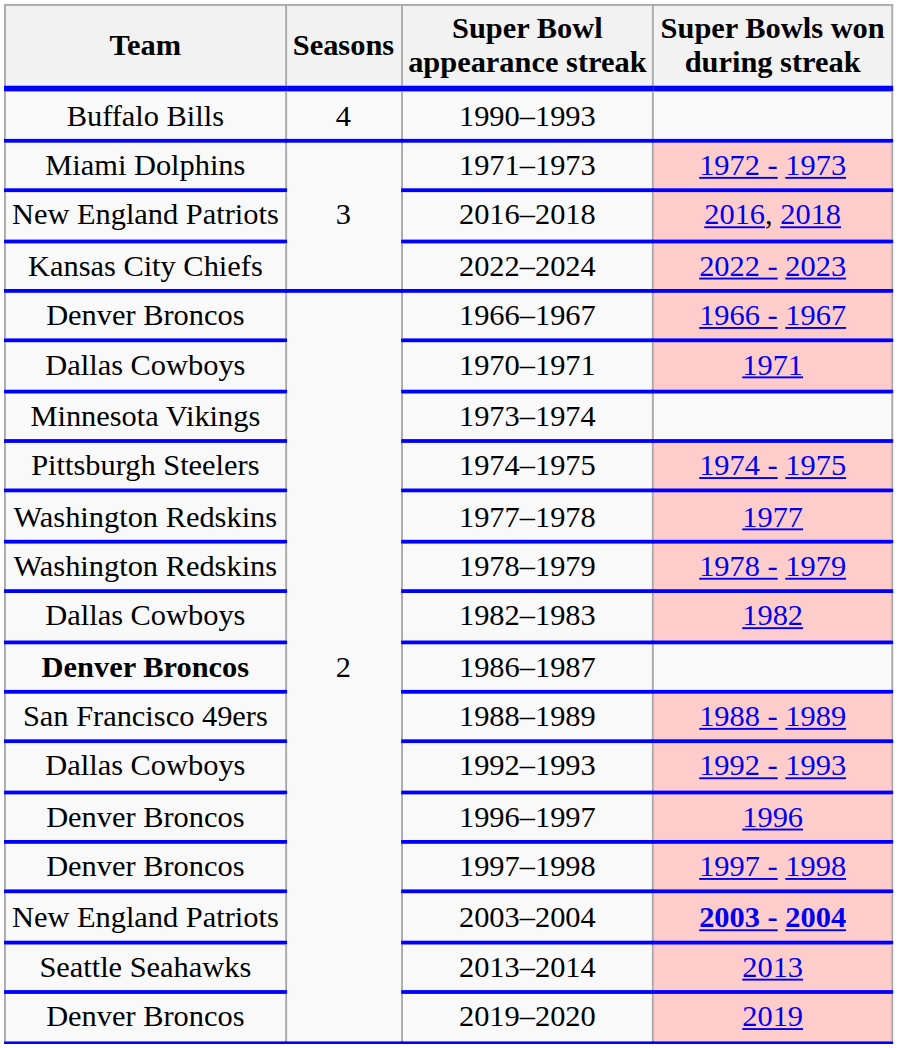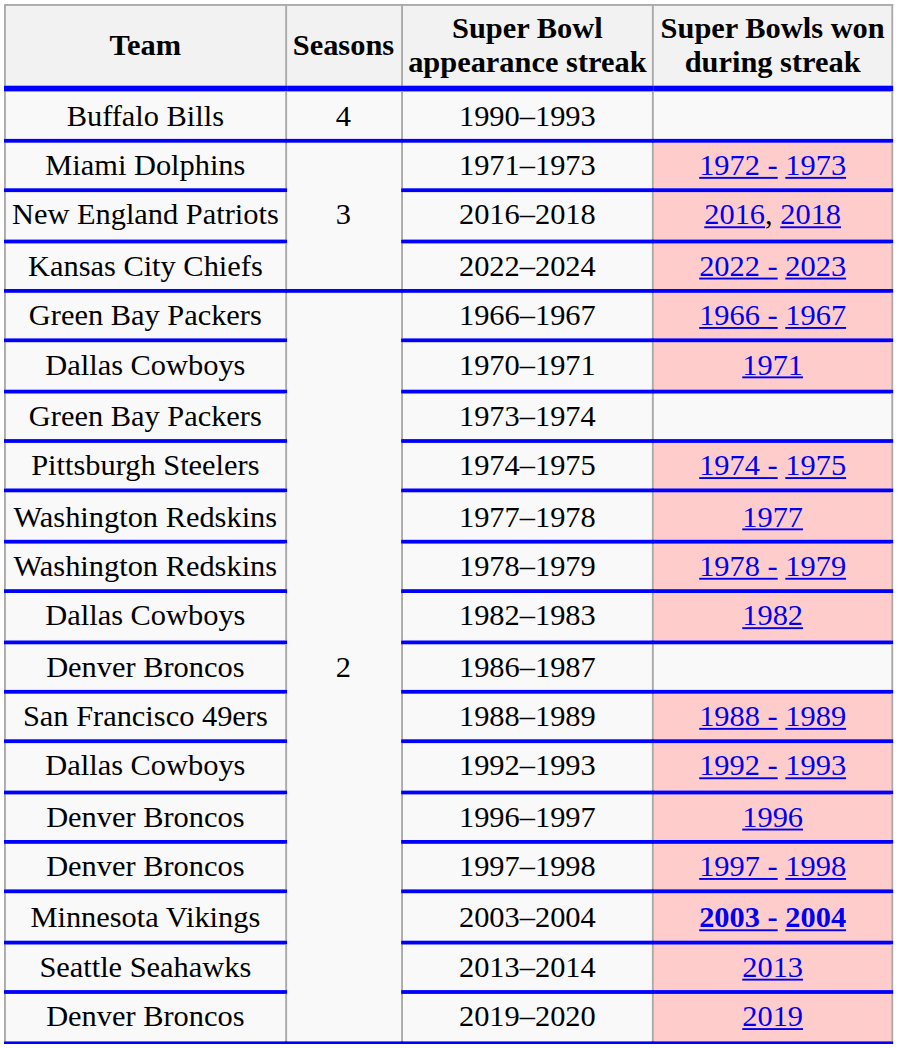(145, 315) Denver Broncos -> (145, 315) Green Bay Packers
(145, 415) Minnesota Vikings -> (145, 415) Green Bay Packers
(145, 666) bold -> (145, 666) normal
(145, 916) New England Patriots -> (145, 916) Minnesota Vikings
